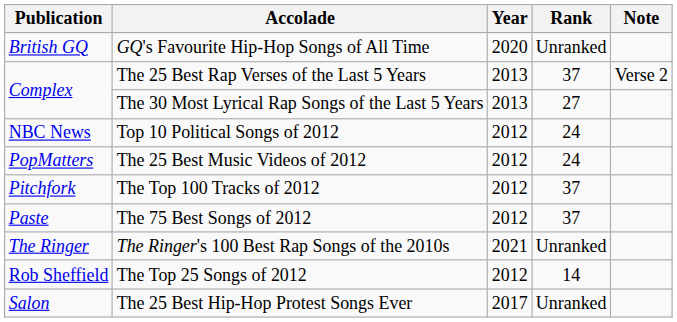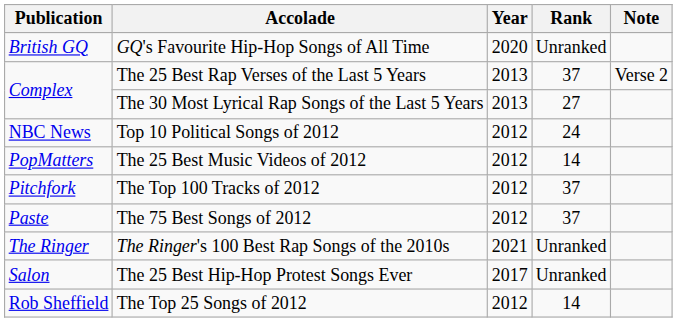(571, 160) 24 -> (571, 160) 14
rows swapped: (264, 302) <-> (212, 274)
